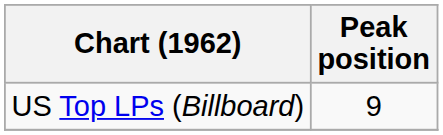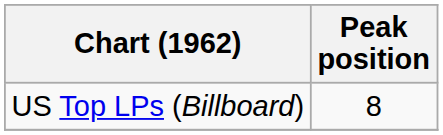(374, 105) 9 -> (374, 105) 8
